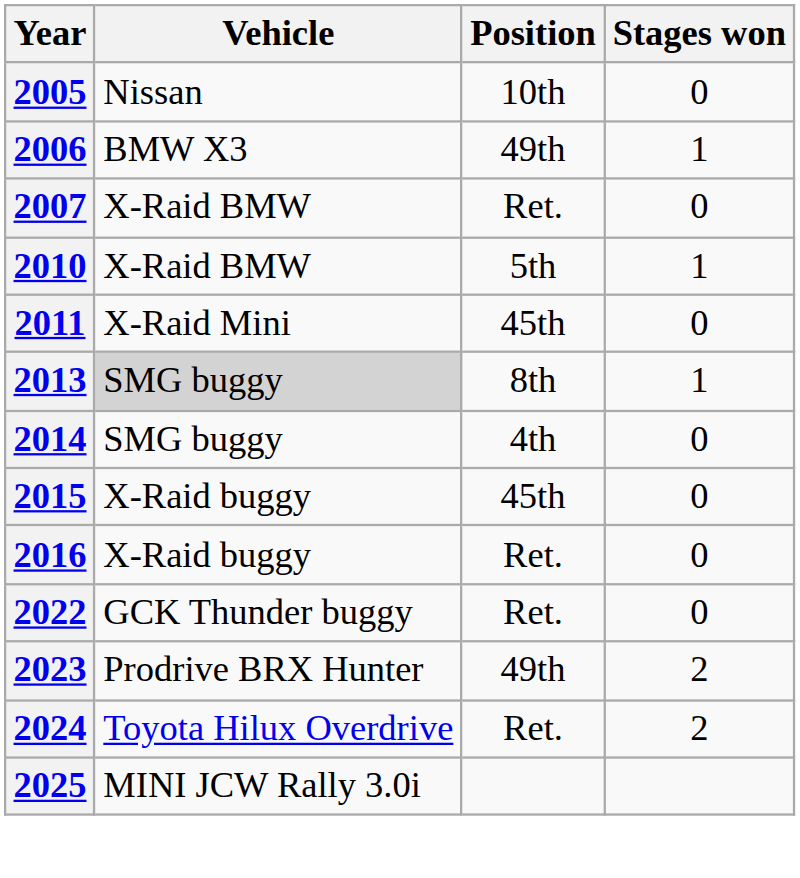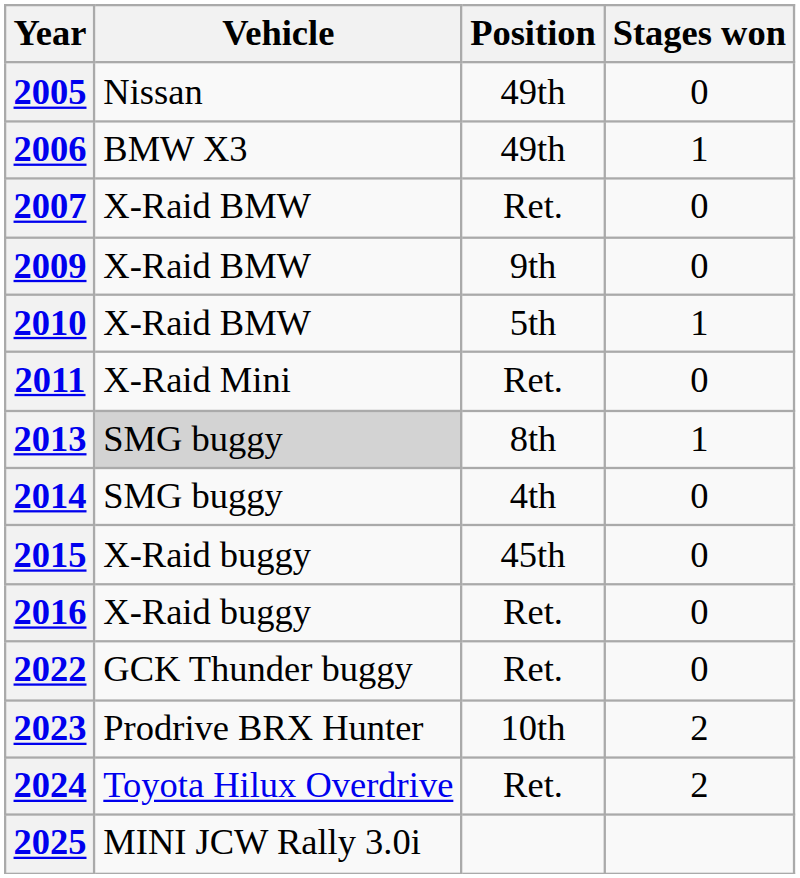(533, 91) 10th -> (533, 91) 49th
+ row: (50, 264)
(533, 322) 45th -> (533, 380) Ret.
(533, 669) 49th -> (533, 727) 10th
